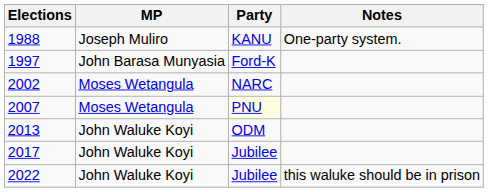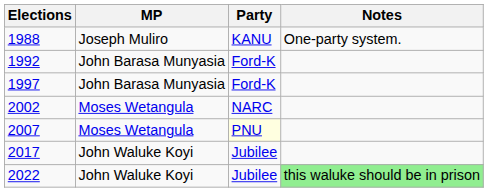+ row: (24, 61)
- row: (24, 130)
(382, 175) no background -> (382, 175) lightgreen background
